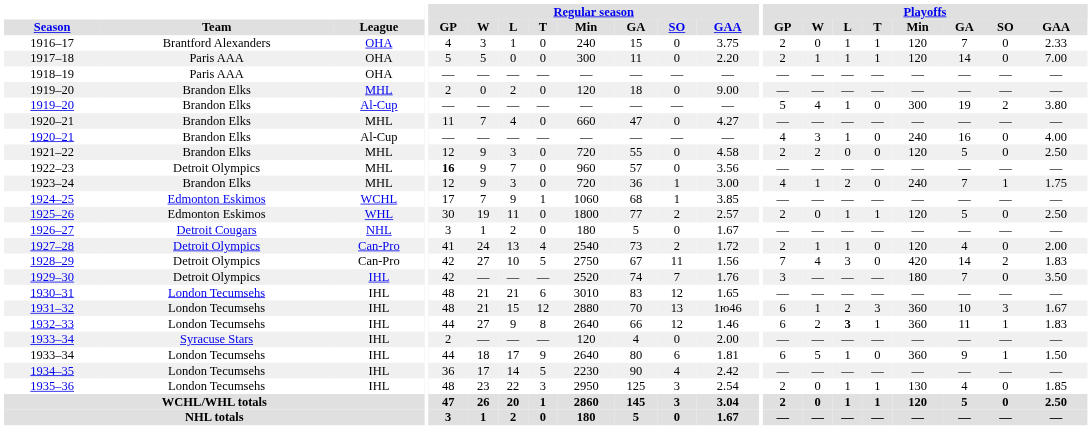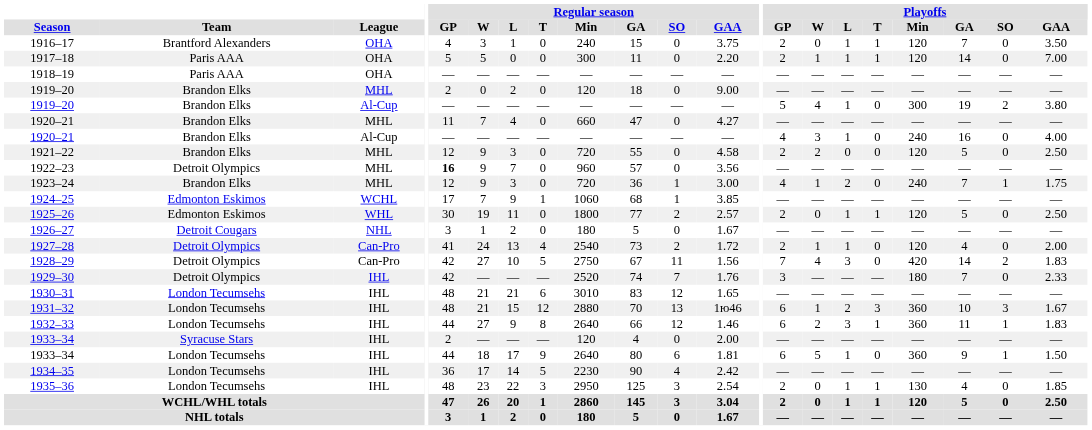(1056, 43) 2.33 -> (1056, 43) 3.50
(1056, 277) 3.50 -> (1056, 277) 2.33
(848, 323) bold -> (848, 323) normal
